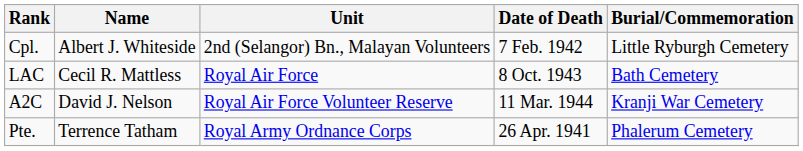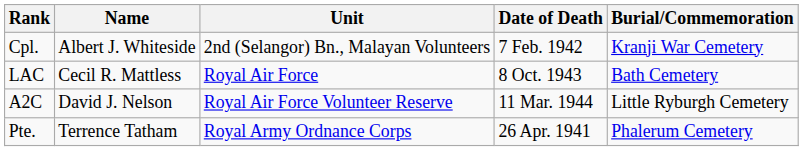(700, 46) Little Ryburgh Cemetery -> (687, 46) Kranji War Cemetery
(687, 103) Kranji War Cemetery -> (700, 103) Little Ryburgh Cemetery
